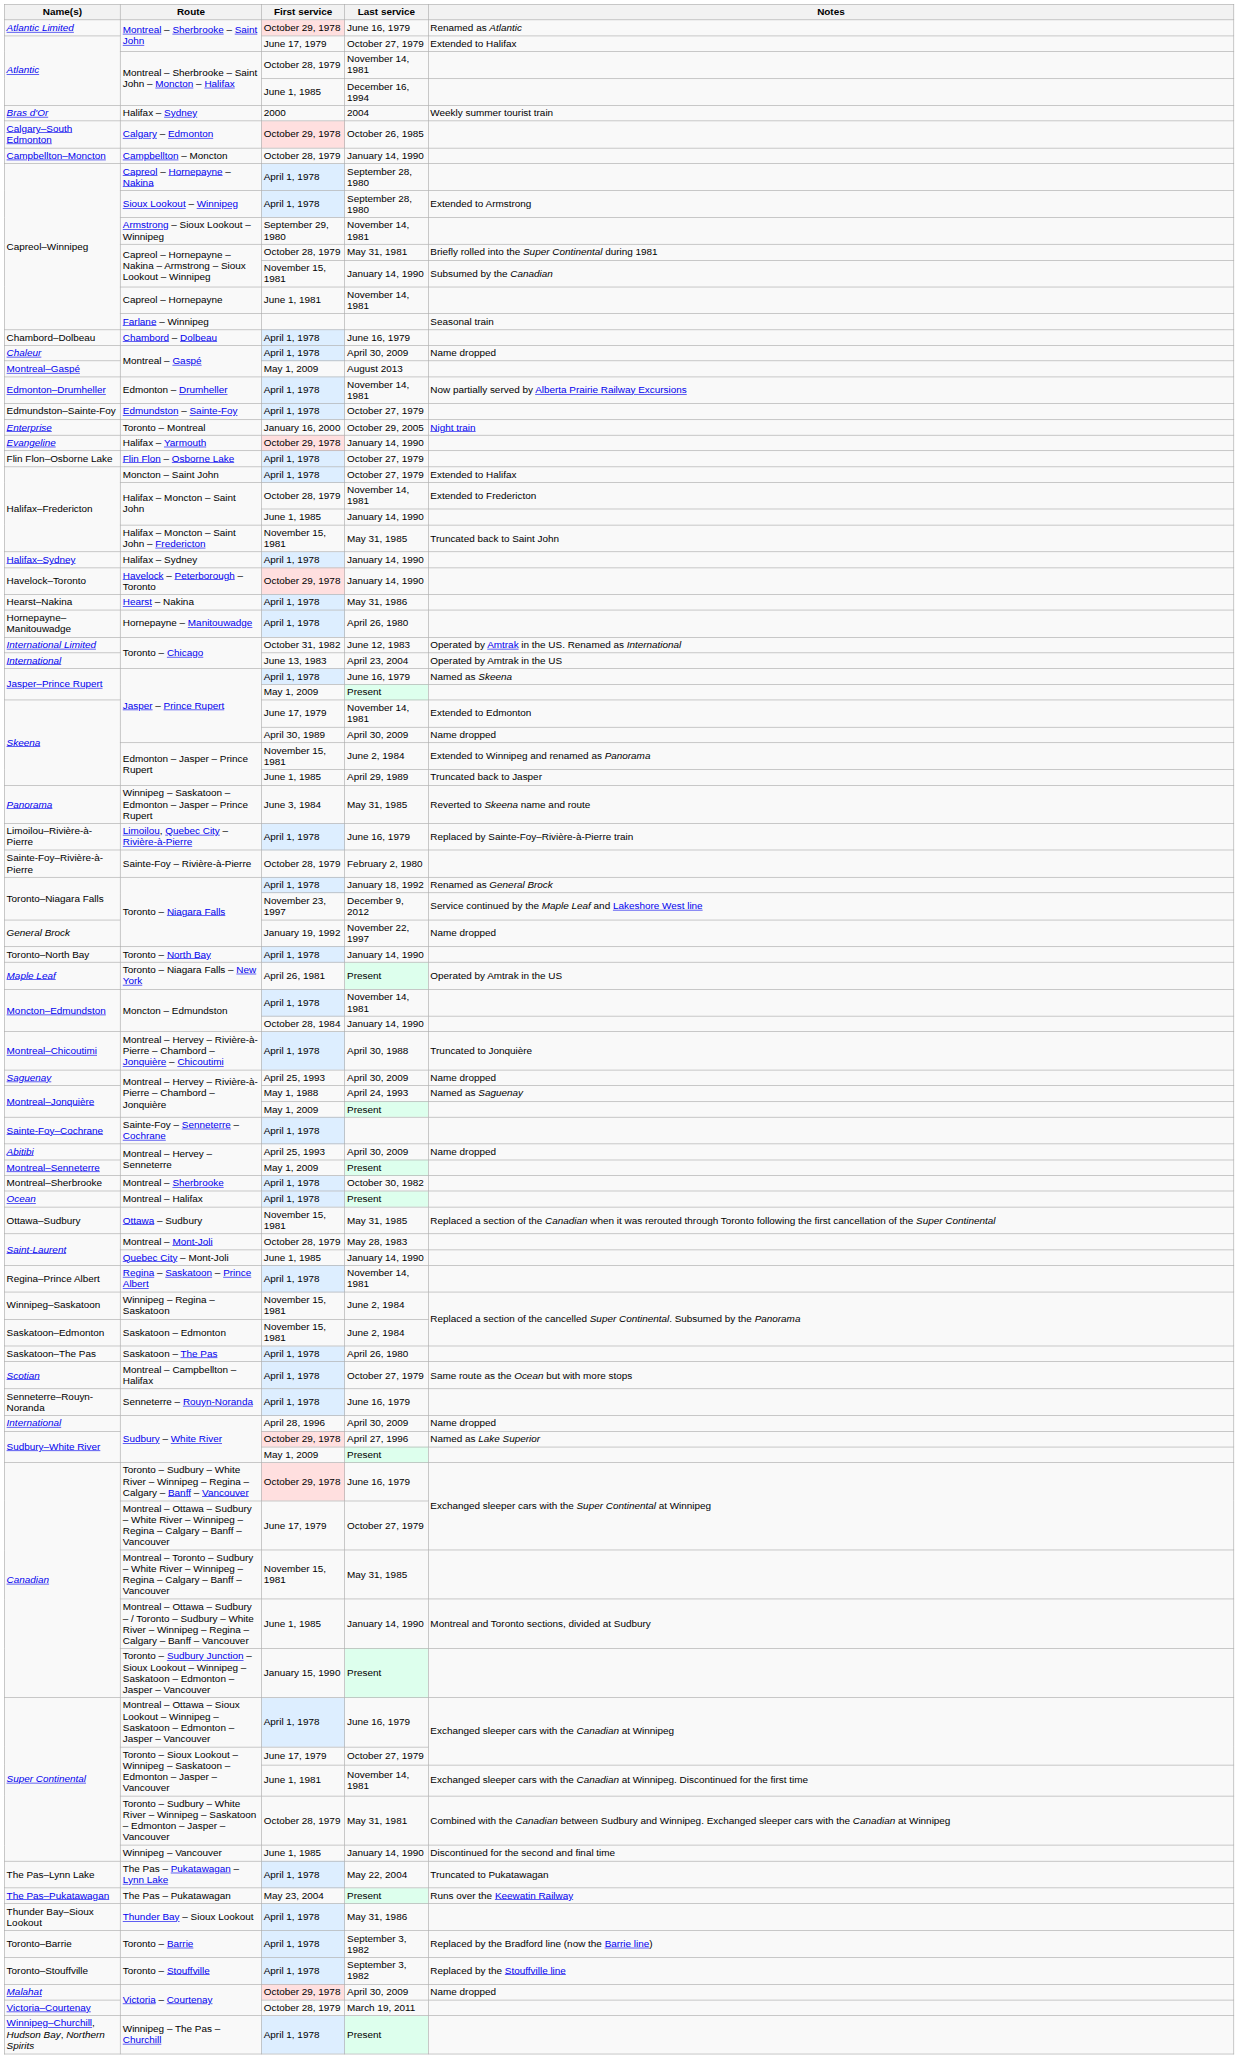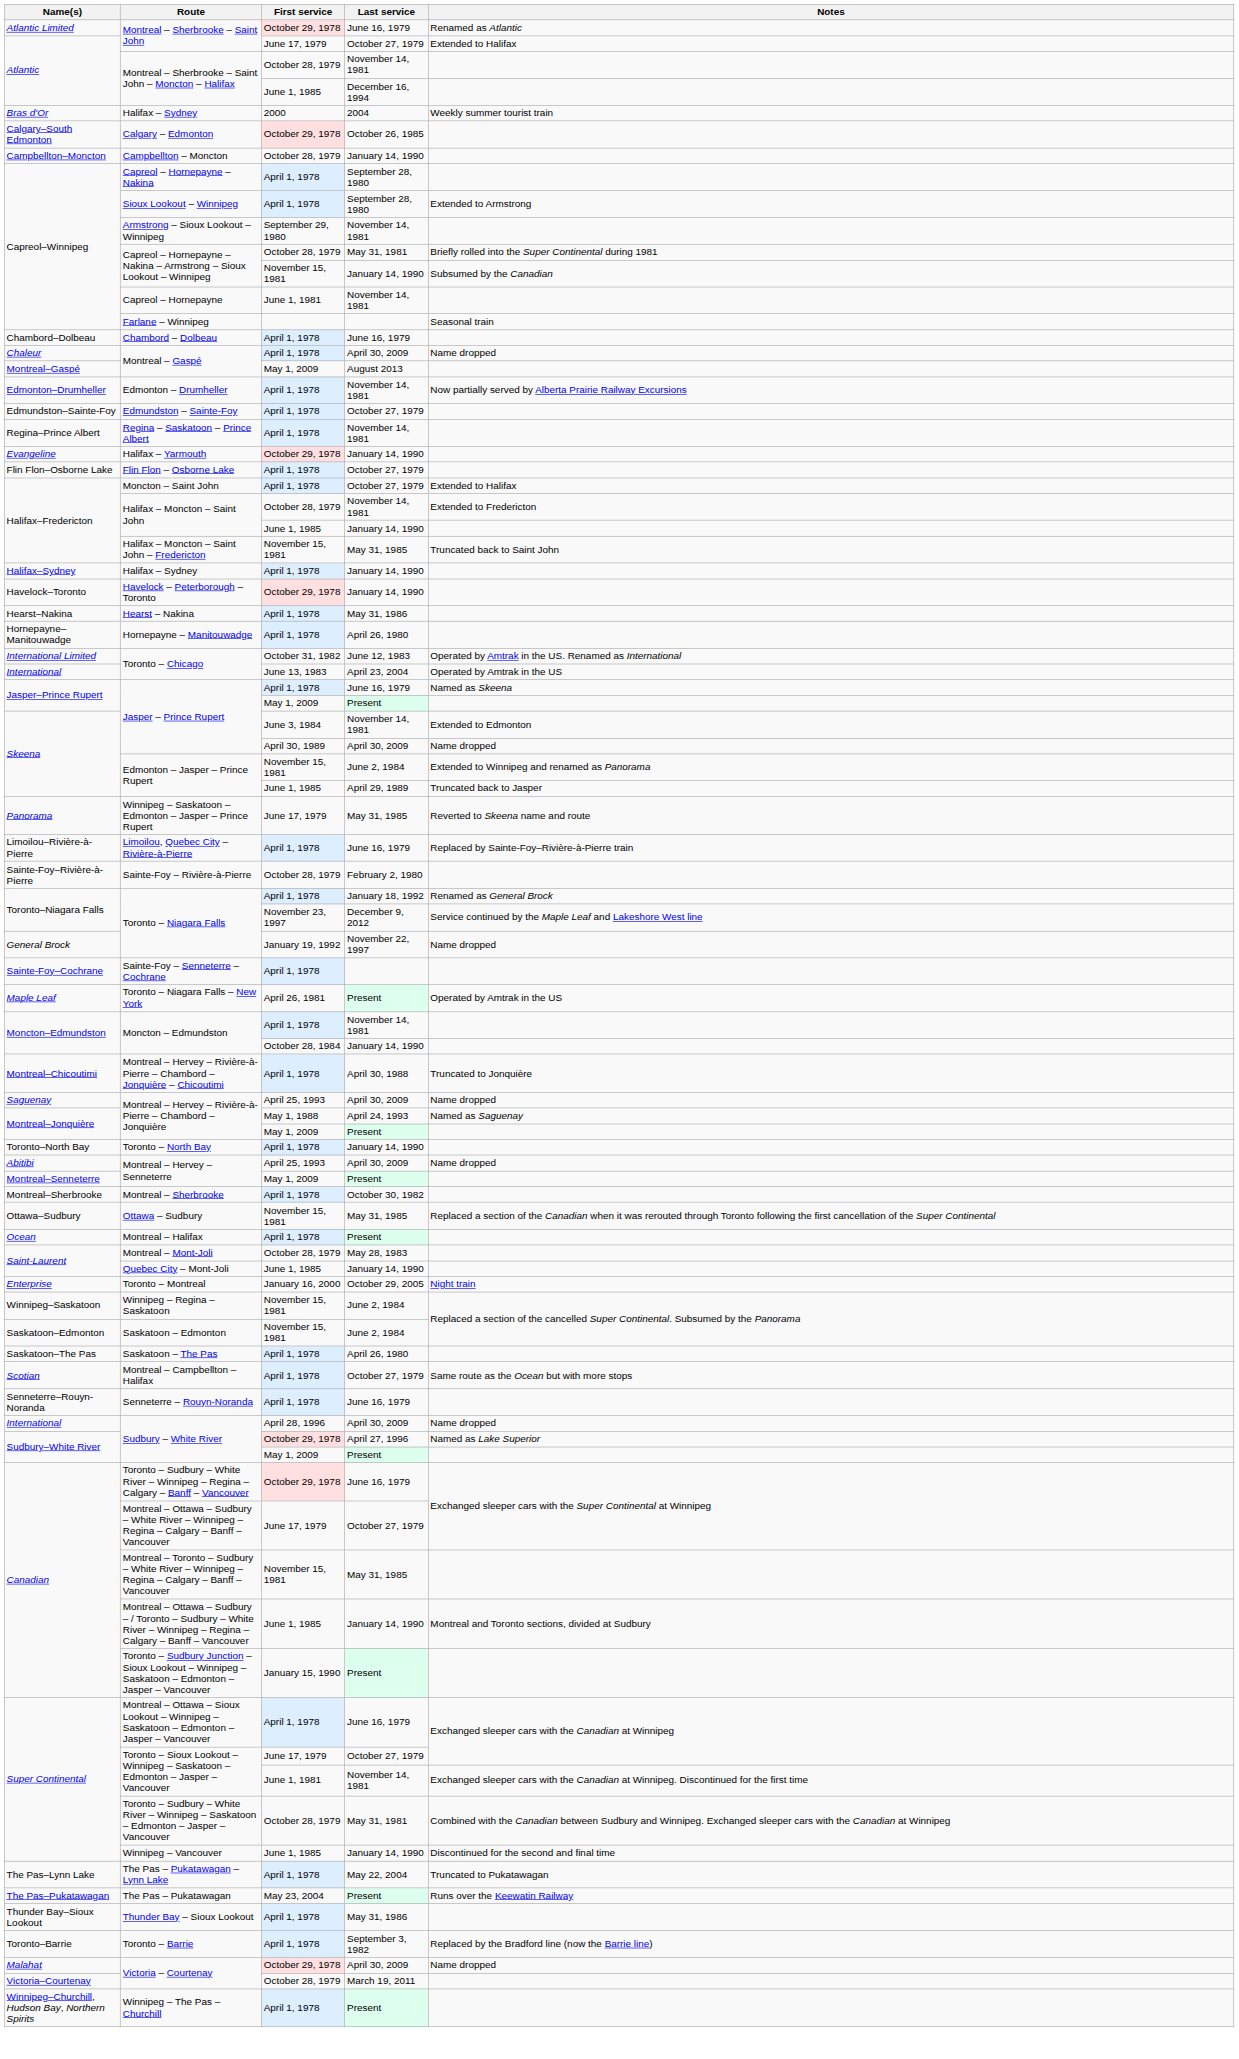rows swapped: (164, 427) <-> (187, 1278)
(295, 713) June 17, 1979 -> (292, 724) June 3, 1984
(292, 804) June 3, 1984 -> (295, 815) June 17, 1979
rows swapped: (167, 954) <-> (181, 1130)
rows swapped: (163, 1199) <-> (162, 1220)
- row: (166, 1971)
